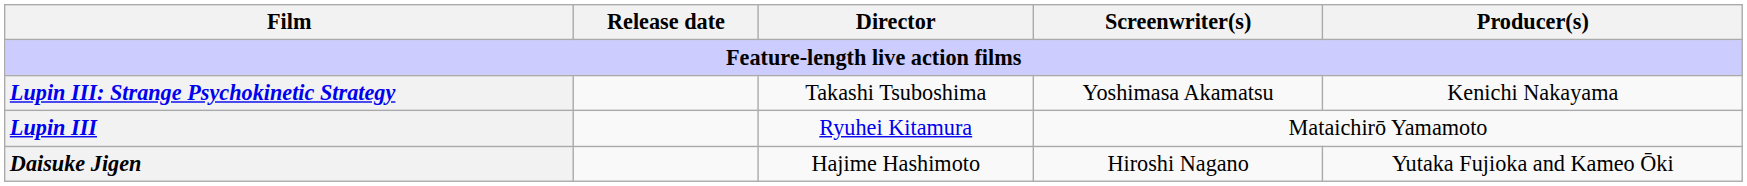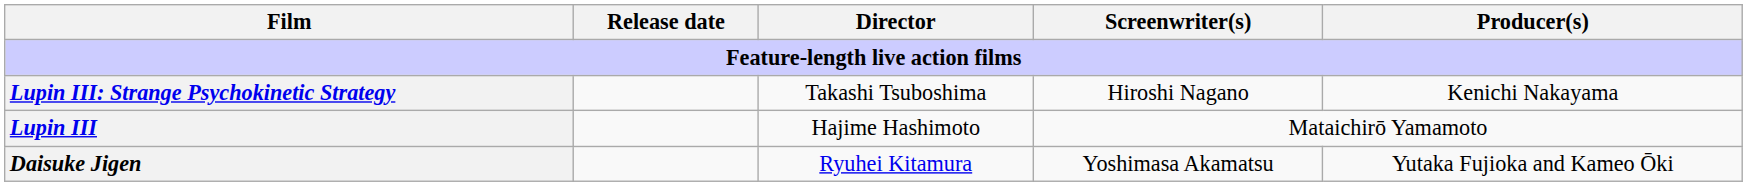(1178, 92) Yoshimasa Akamatsu -> (1178, 92) Hiroshi Nagano
(896, 127) Ryuhei Kitamura -> (896, 127) Hajime Hashimoto
(896, 163) Hajime Hashimoto -> (896, 163) Ryuhei Kitamura
(1178, 163) Hiroshi Nagano -> (1178, 163) Yoshimasa Akamatsu
